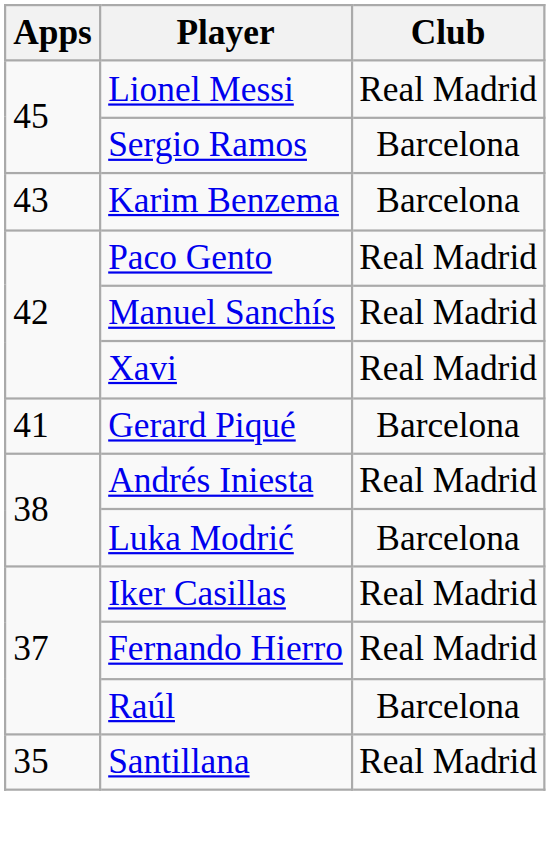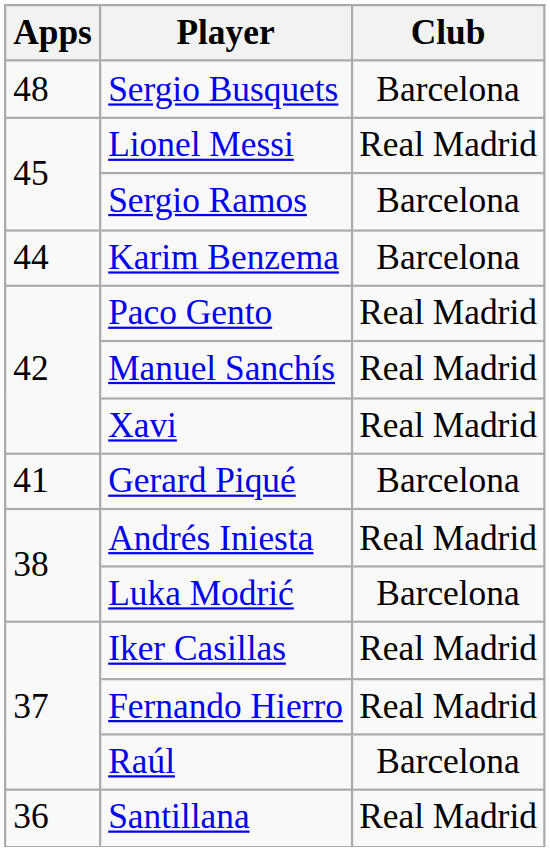+ row: (223, 88)
(31, 200) 43 -> (31, 256) 44
(31, 761) 35 -> (31, 817) 36
